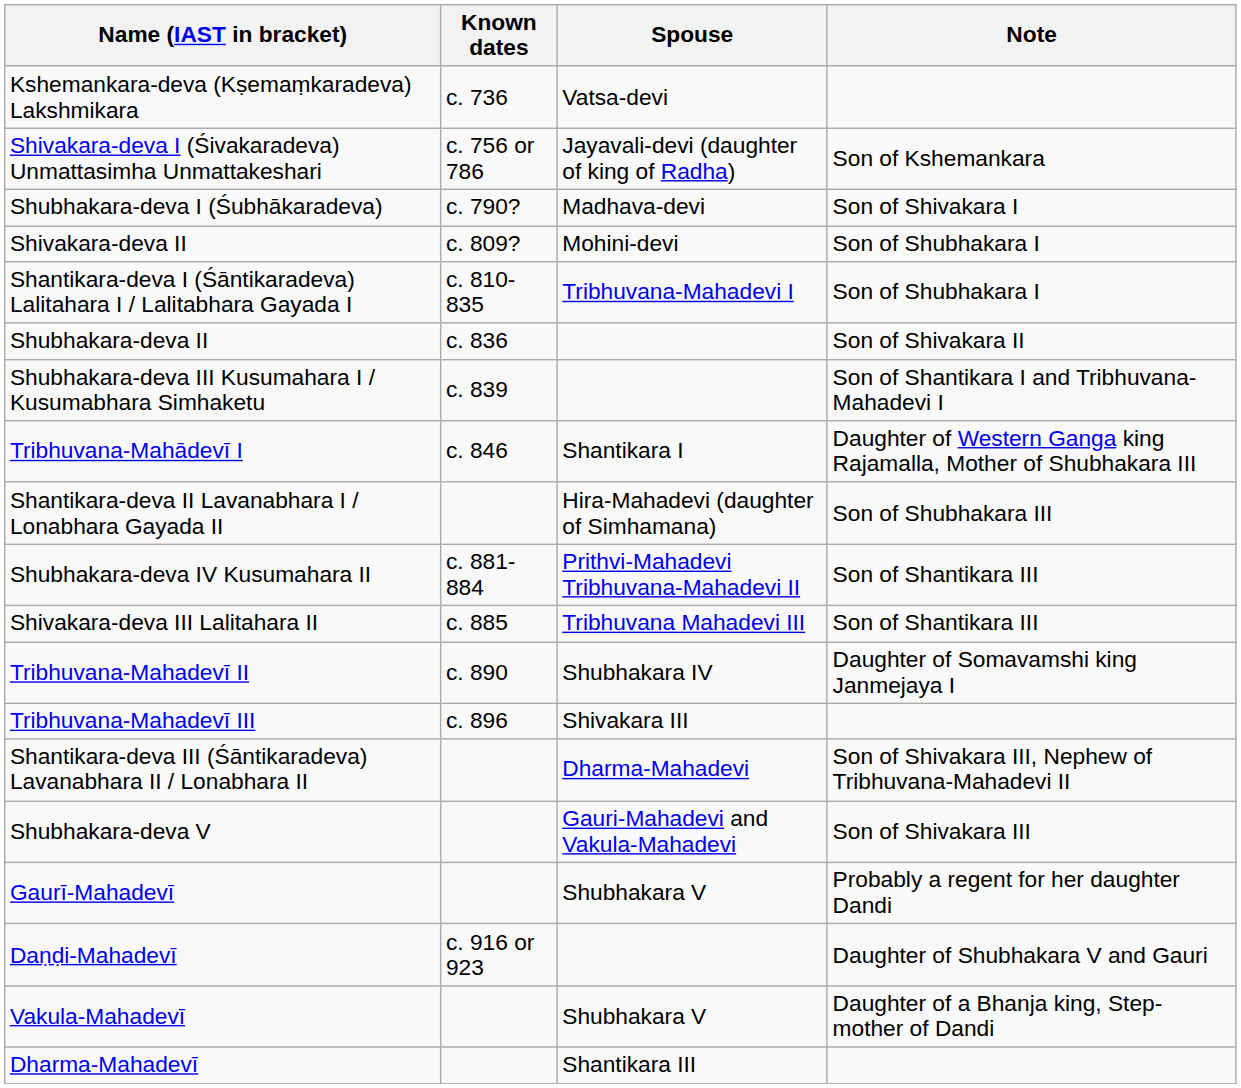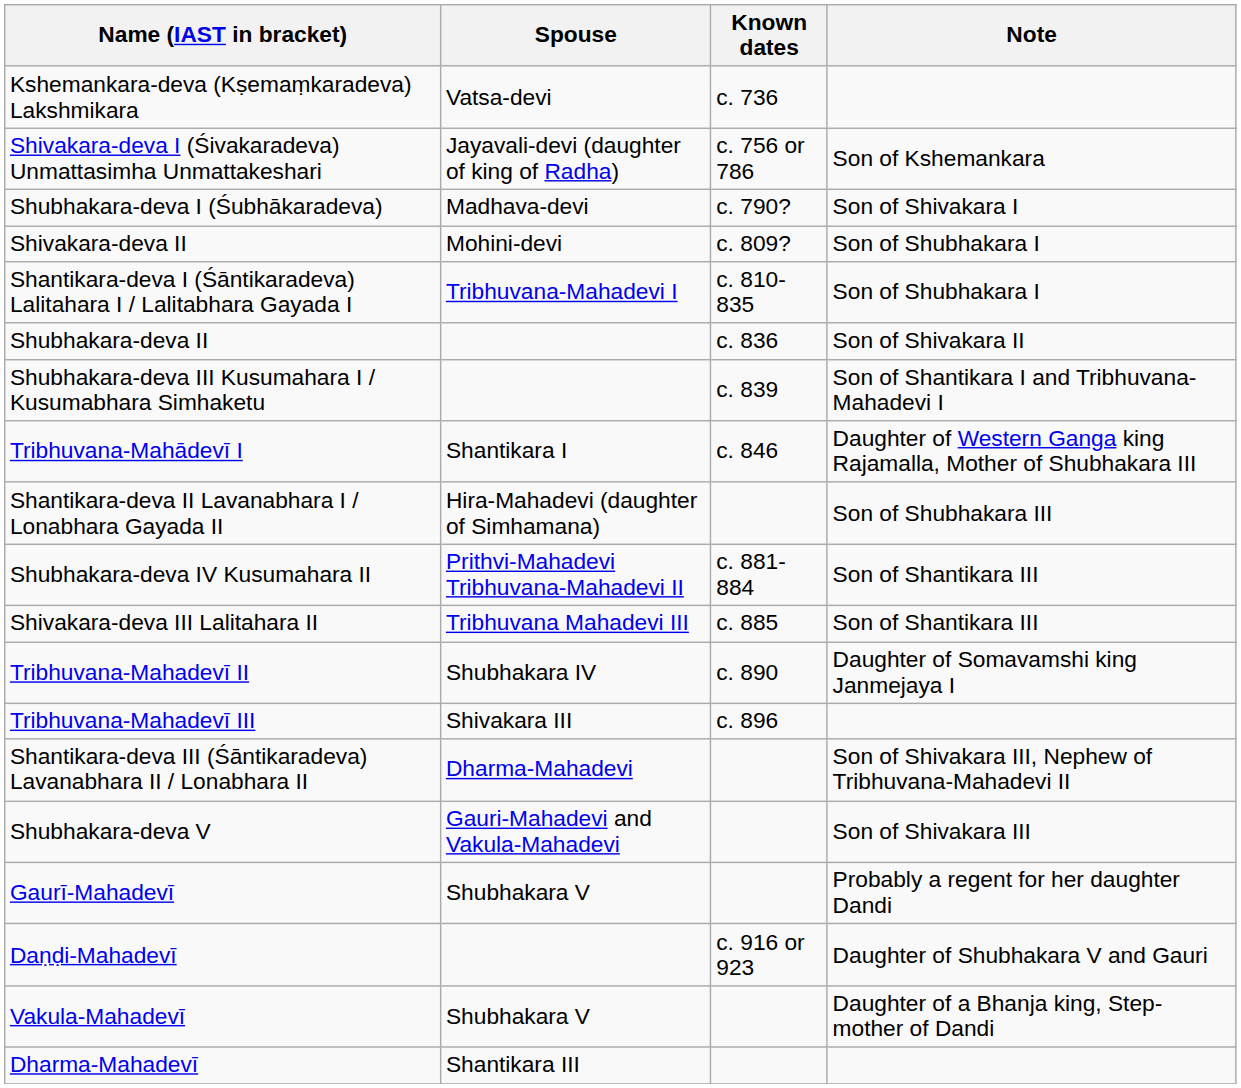columns swapped: (499, 35) <-> (692, 35)
